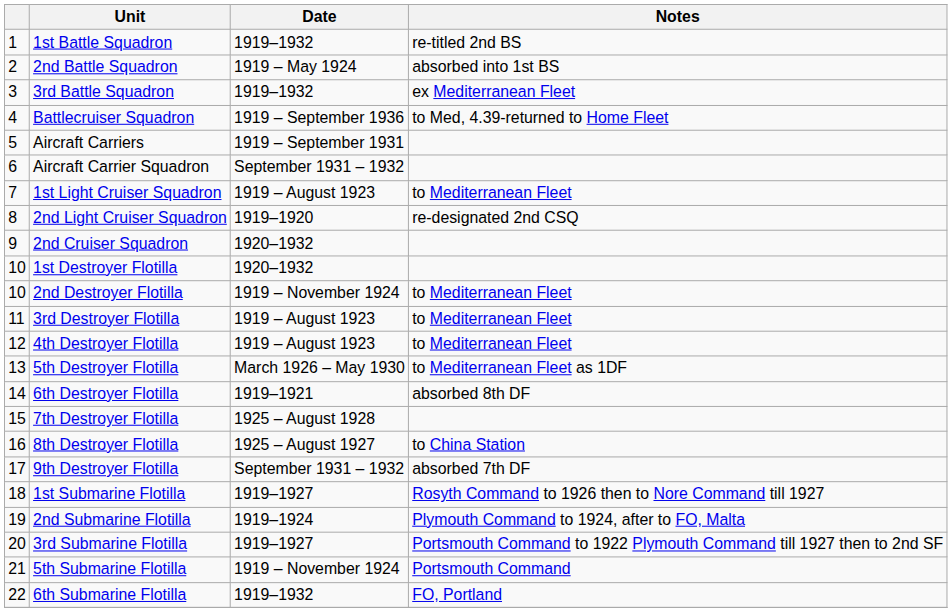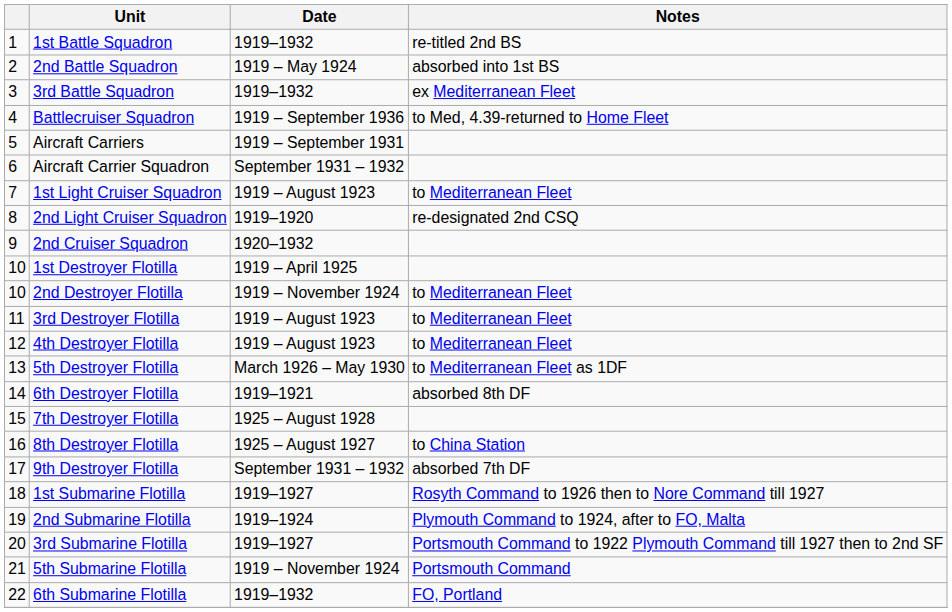(274, 268) 1920–1932 -> (296, 268) 1919 – April 1925
